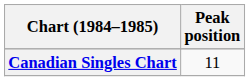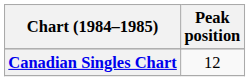(212, 62) 11 -> (212, 62) 12
